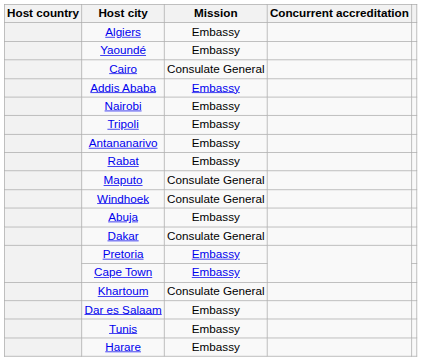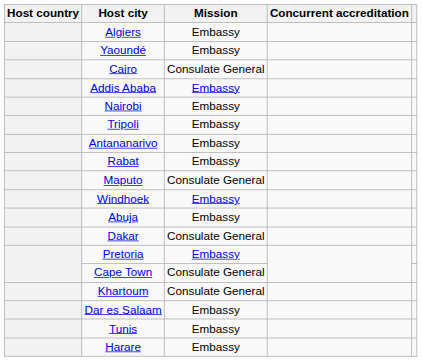(216, 198) Consulate General -> (216, 198) Embassy
(216, 273) Embassy -> (216, 273) Consulate General
